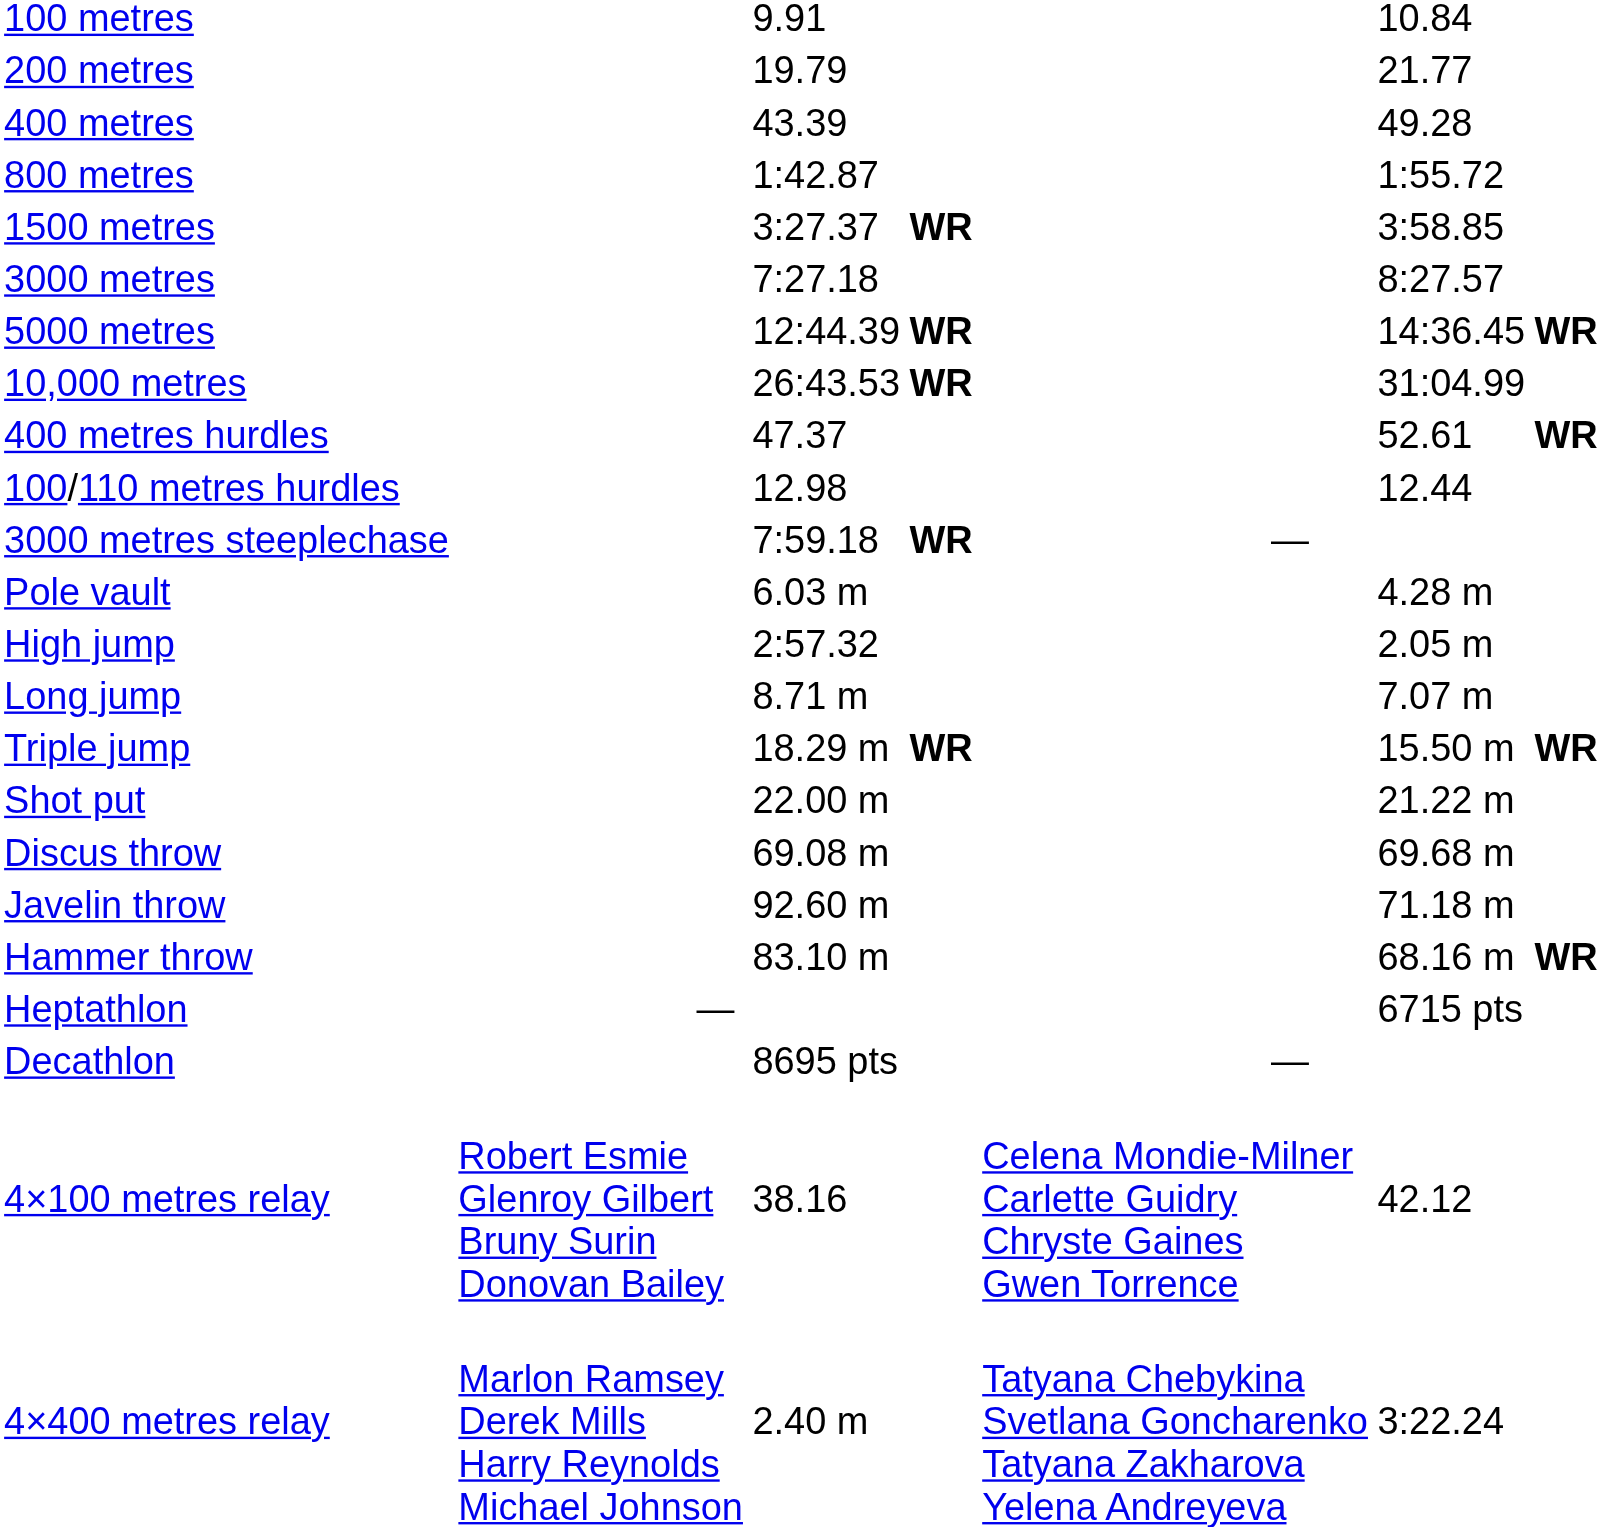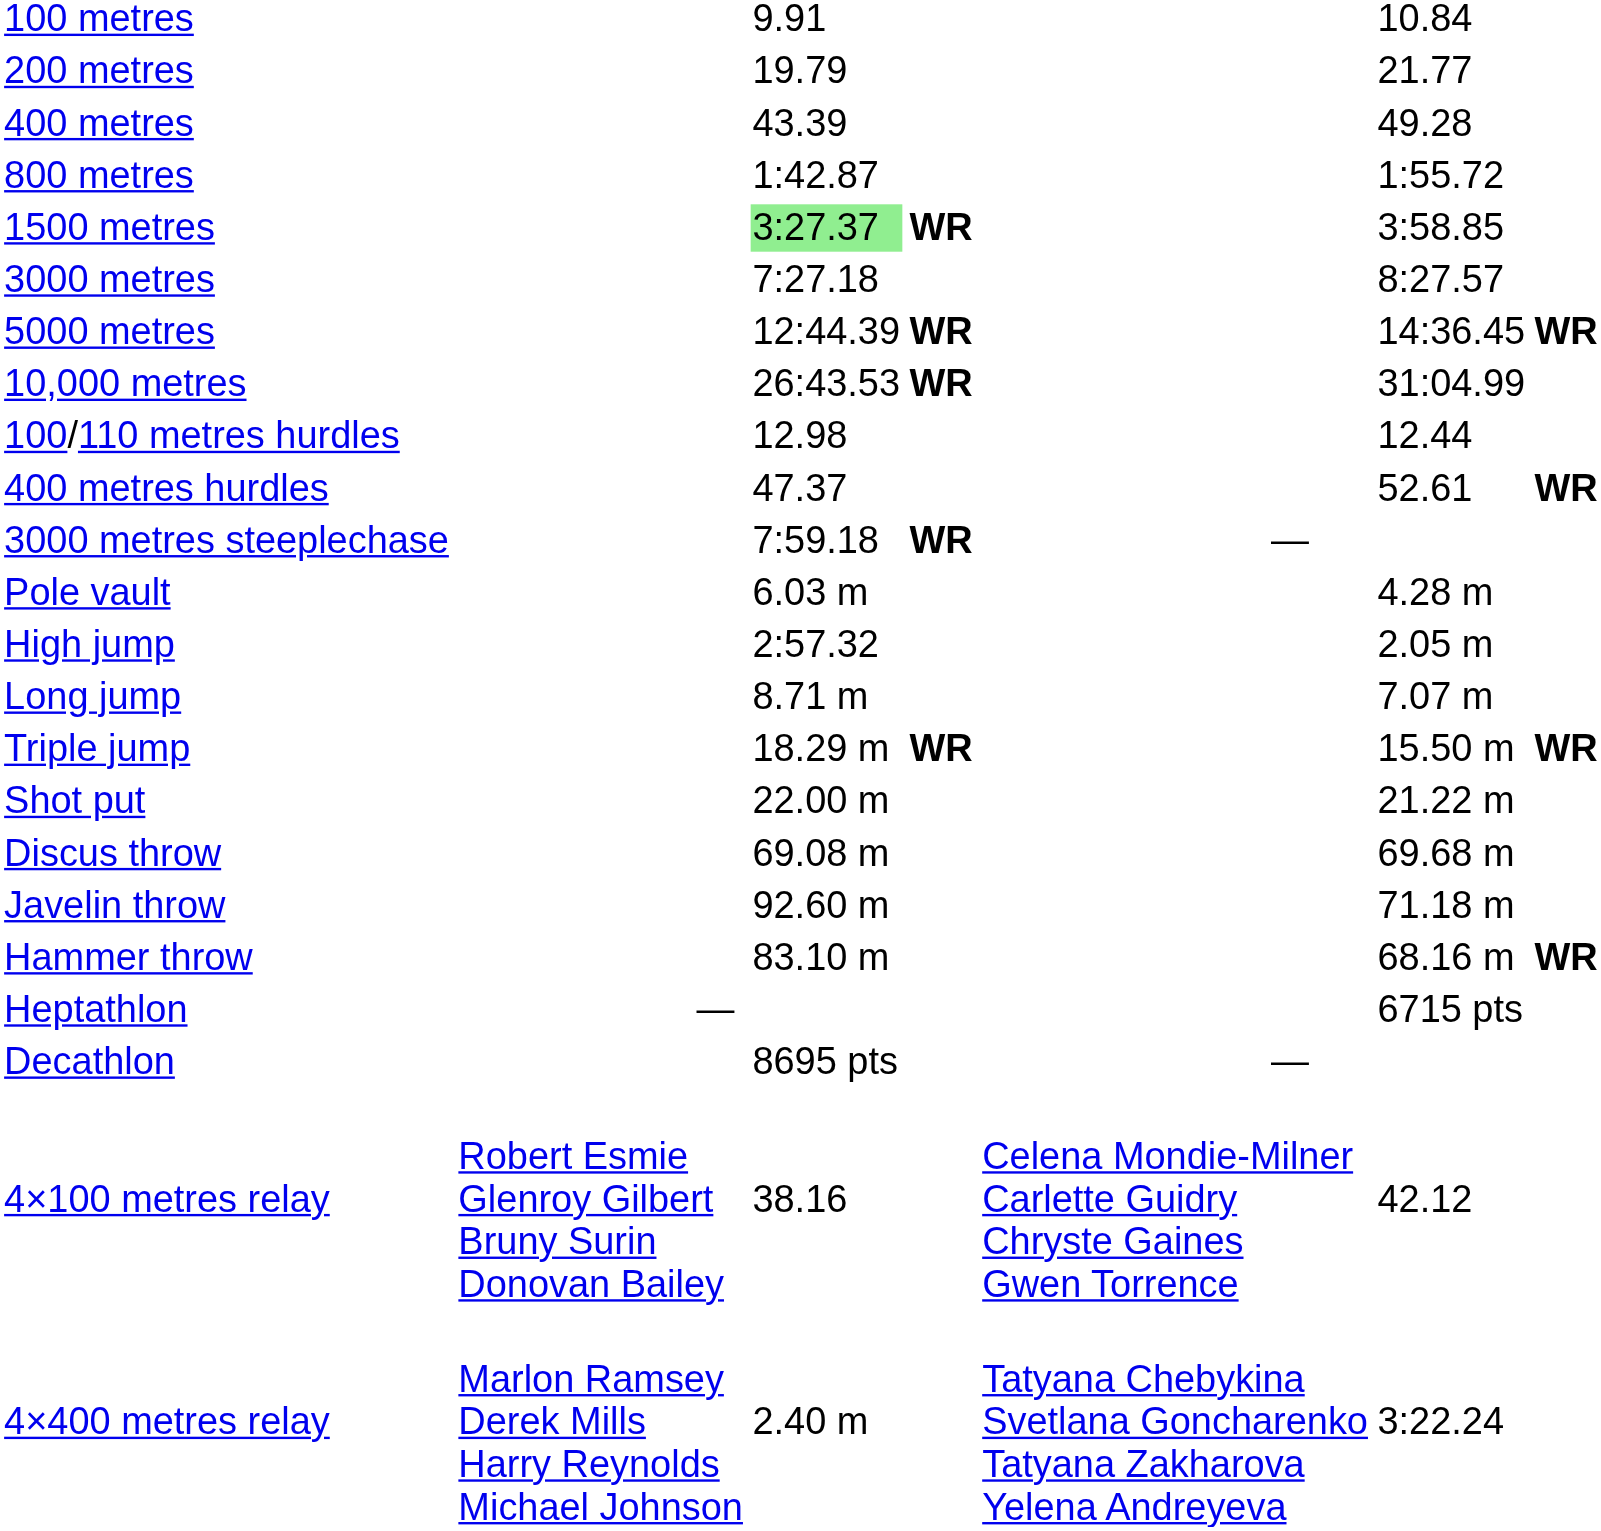(816, 227) no background -> (816, 227) lightgreen background
rows swapped: (202, 488) <-> (166, 435)
